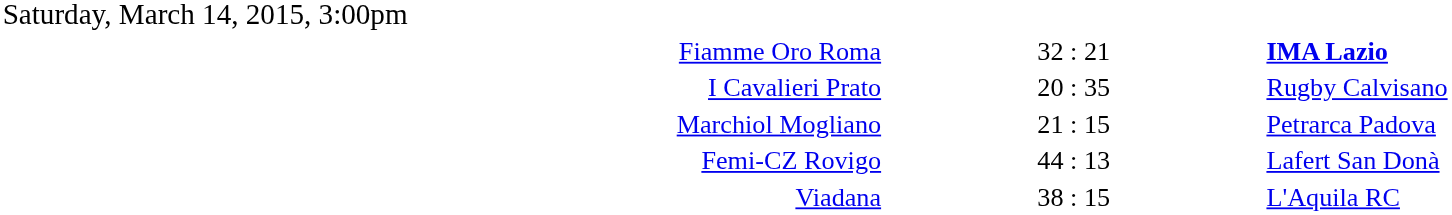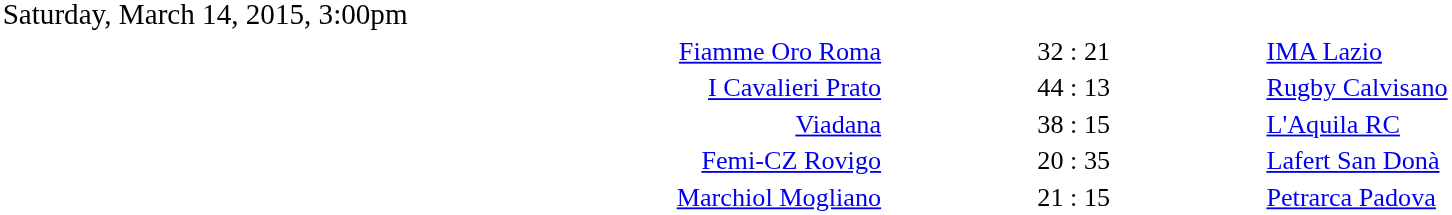(1327, 51) bold -> (1324, 51) normal
(1074, 87) 20 : 35 -> (1074, 87) 44 : 13
rows swapped: (838, 196) <-> (779, 124)
(1074, 160) 44 : 13 -> (1074, 160) 20 : 35
